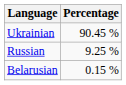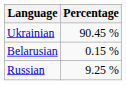rows swapped: (26, 51) <-> (32, 70)
